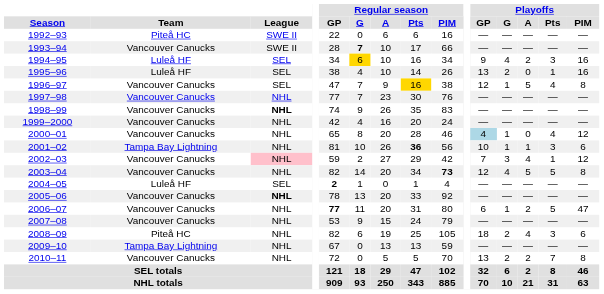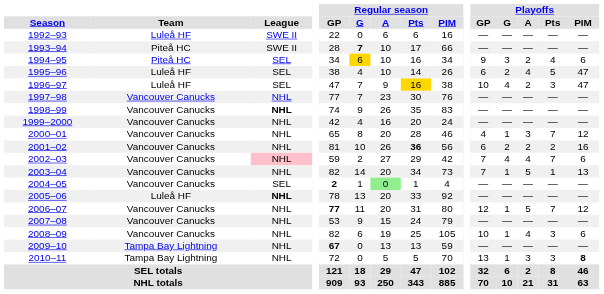(171, 35) Piteå HC -> (171, 35) Luleå HF
(171, 47) Vancouver Canucks -> (171, 47) Piteå HC
(171, 59) Luleå HF -> (171, 59) Piteå HC
(507, 59) 4 -> (507, 59) 3
(553, 59) 3 -> (553, 59) 4
(583, 59) 16 -> (583, 59) 6
(483, 72) 13 -> (483, 72) 6
(528, 72) 0 -> (528, 72) 4
(553, 72) 1 -> (553, 72) 5
(583, 72) 16 -> (583, 72) 47
(171, 84) Vancouver Canucks -> (171, 84) Luleå HF
(483, 84) 12 -> (483, 84) 10
(507, 84) 1 -> (507, 84) 4
(528, 84) 5 -> (528, 84) 2
(553, 84) 4 -> (553, 84) 3
(583, 84) 8 -> (583, 84) 47
(483, 134) lightblue background -> (483, 134) no background
(528, 134) 0 -> (528, 134) 3
(553, 134) 4 -> (553, 134) 7
(171, 146) Tampa Bay Lightning -> (171, 146) Vancouver Canucks
(483, 146) 10 -> (483, 146) 6
(507, 146) 1 -> (507, 146) 2
(528, 146) 1 -> (528, 146) 2
(553, 146) 3 -> (553, 146) 2
(583, 146) 6 -> (583, 146) 16
(507, 159) 3 -> (507, 159) 4
(553, 159) 1 -> (553, 159) 7
(583, 159) 12 -> (583, 159) 6
(447, 171) bold -> (447, 171) normal
(483, 171) 12 -> (483, 171) 7
(507, 171) 4 -> (507, 171) 1
(553, 171) 5 -> (553, 171) 1
(583, 171) 8 -> (583, 171) 13
(171, 183) Luleå HF -> (171, 183) Vancouver Canucks
(386, 183) no background -> (386, 183) lightgreen background
(171, 196) Vancouver Canucks -> (171, 196) Luleå HF
(483, 208) 6 -> (483, 208) 12
(528, 208) 2 -> (528, 208) 5
(553, 208) 5 -> (553, 208) 7
(583, 208) 47 -> (583, 208) 12
(171, 233) Piteå HC -> (171, 233) Vancouver Canucks
(483, 233) 18 -> (483, 233) 10
(507, 233) 2 -> (507, 233) 1
(334, 245) normal -> (334, 245) bold
(171, 258) Vancouver Canucks -> (171, 258) Tampa Bay Lightning
(507, 258) 2 -> (507, 258) 1
(528, 258) 2 -> (528, 258) 3
(553, 258) 7 -> (553, 258) 3
(583, 258) normal -> (583, 258) bold
